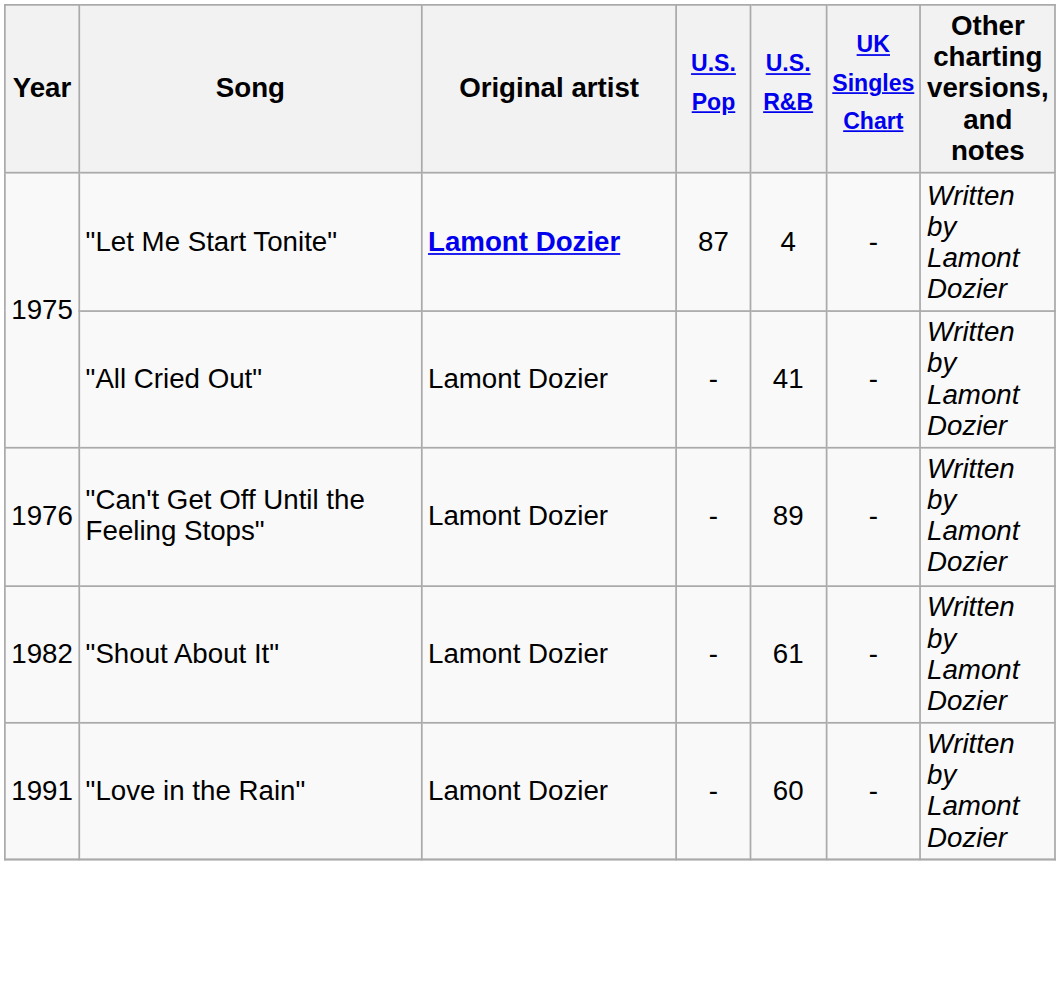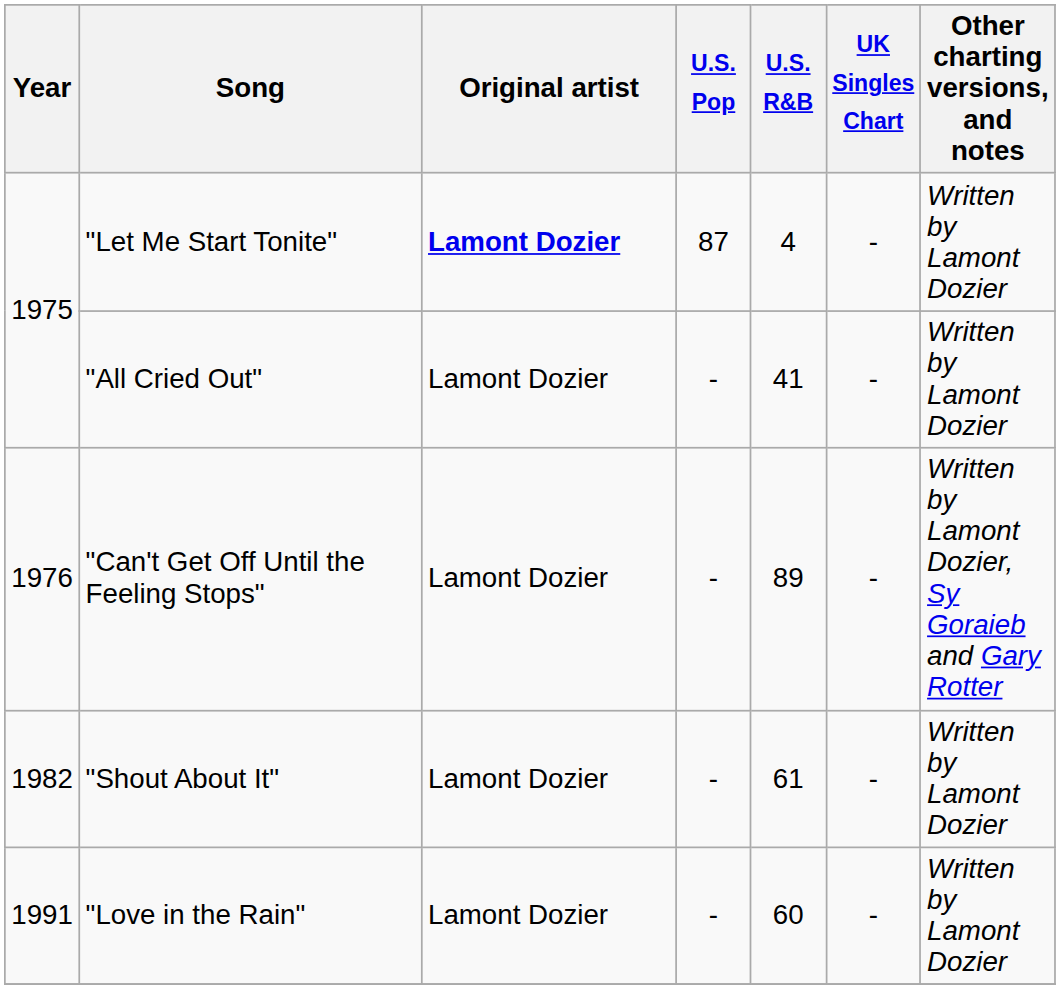(973, 516) Written by Lamont Dozier -> (984, 578) Written by Lamont Dozier, Sy Goraieb and Gary Rotter
